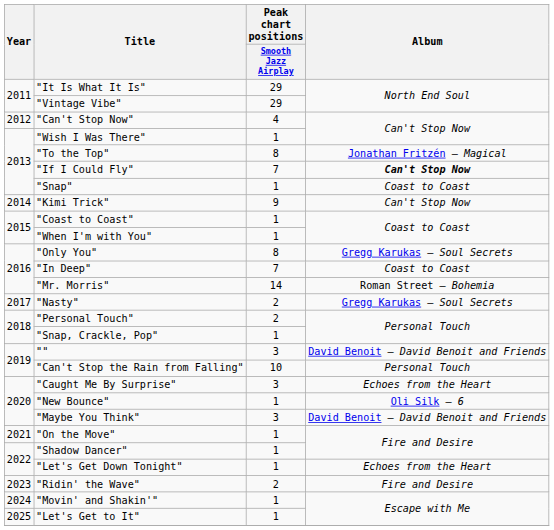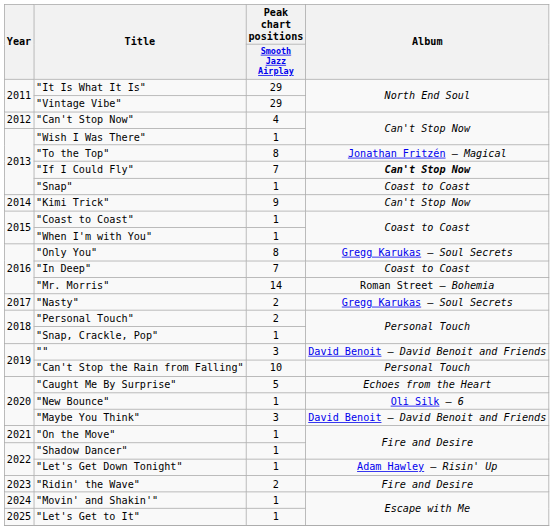(276, 385) 3 -> (276, 385) 5
(427, 467) Echoes from the Heart -> (427, 467) Adam Hawley – Risin' Up
